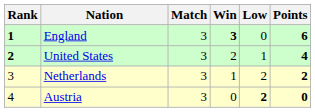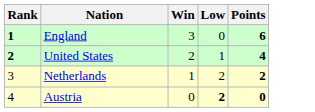- column: (189, 14)
(233, 35) bold -> (191, 35) normal
